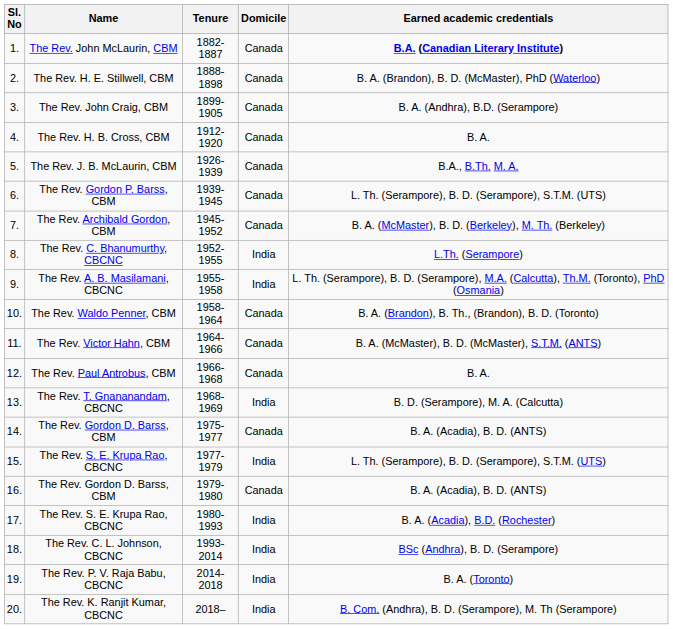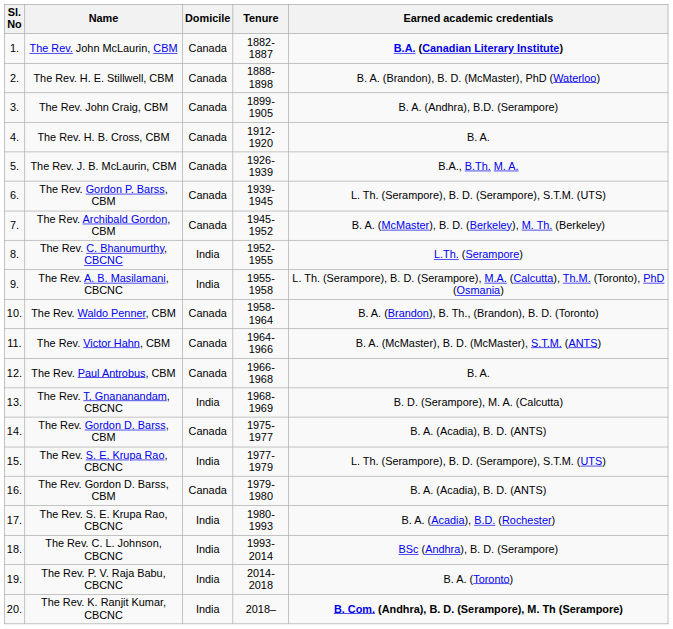columns swapped: (211, 19) <-> (264, 19)
(478, 609) normal -> (478, 609) bold
